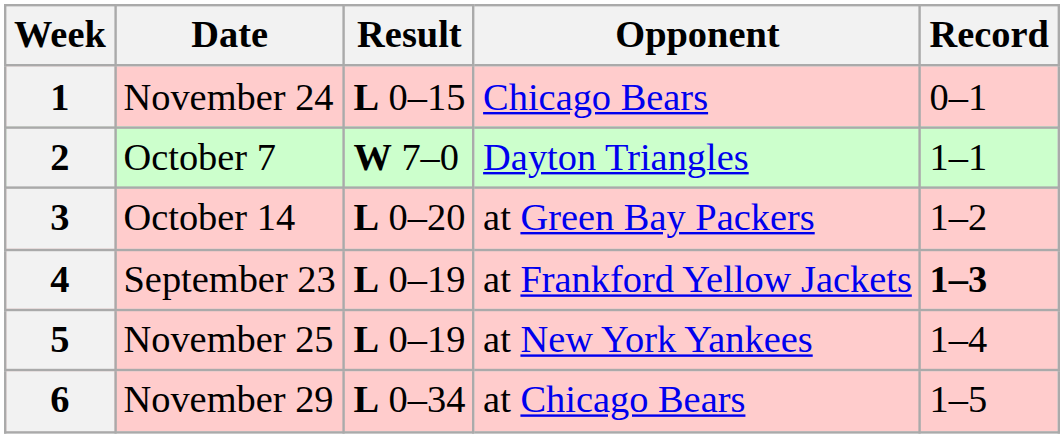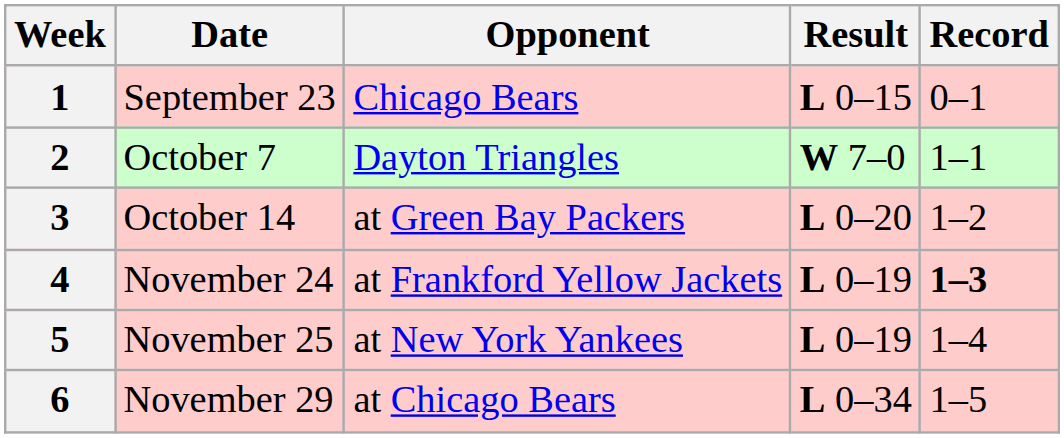columns swapped: (697, 34) <-> (409, 34)
(229, 95) November 24 -> (230, 95) September 23
(230, 278) September 23 -> (229, 278) November 24
